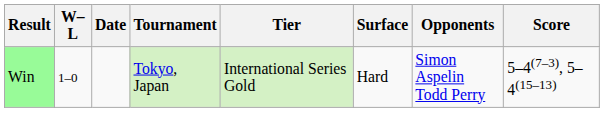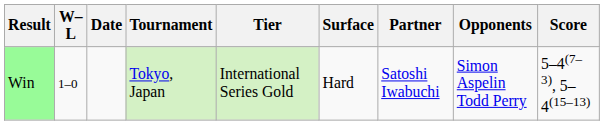+ column: (415, 25)
